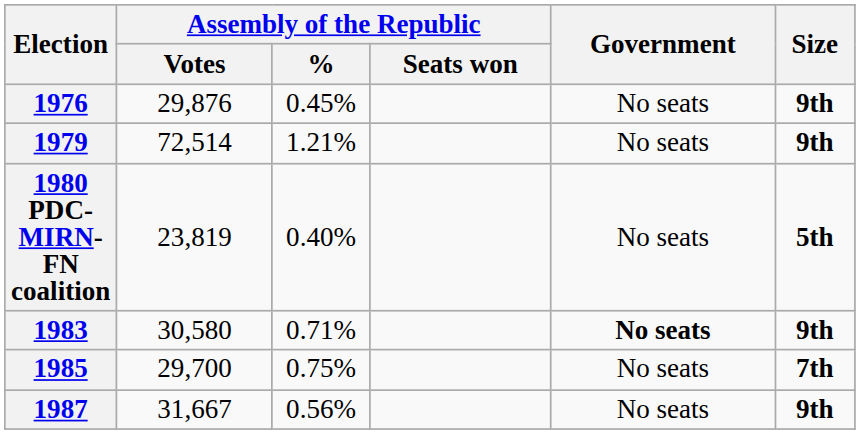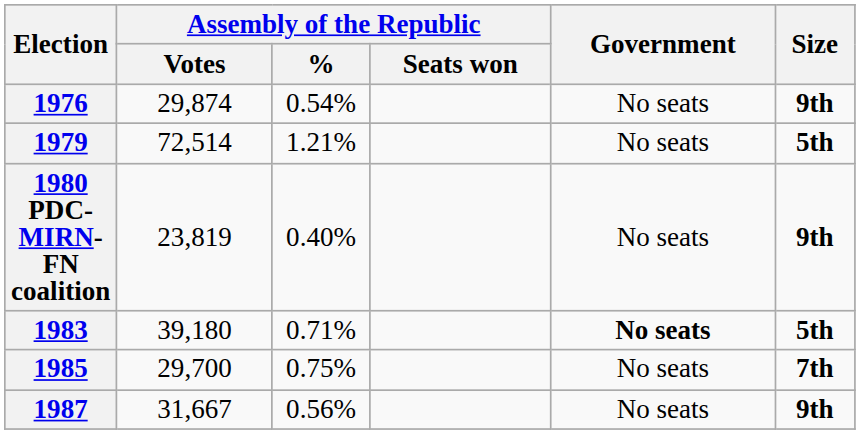(195, 103) 29,876 -> (195, 103) 29,874
(321, 103) 0.45% -> (321, 103) 0.54%
(815, 142) 9th -> (815, 142) 5th
(815, 236) 5th -> (815, 236) 9th
(195, 329) 30,580 -> (195, 329) 39,180
(815, 329) 9th -> (815, 329) 5th
